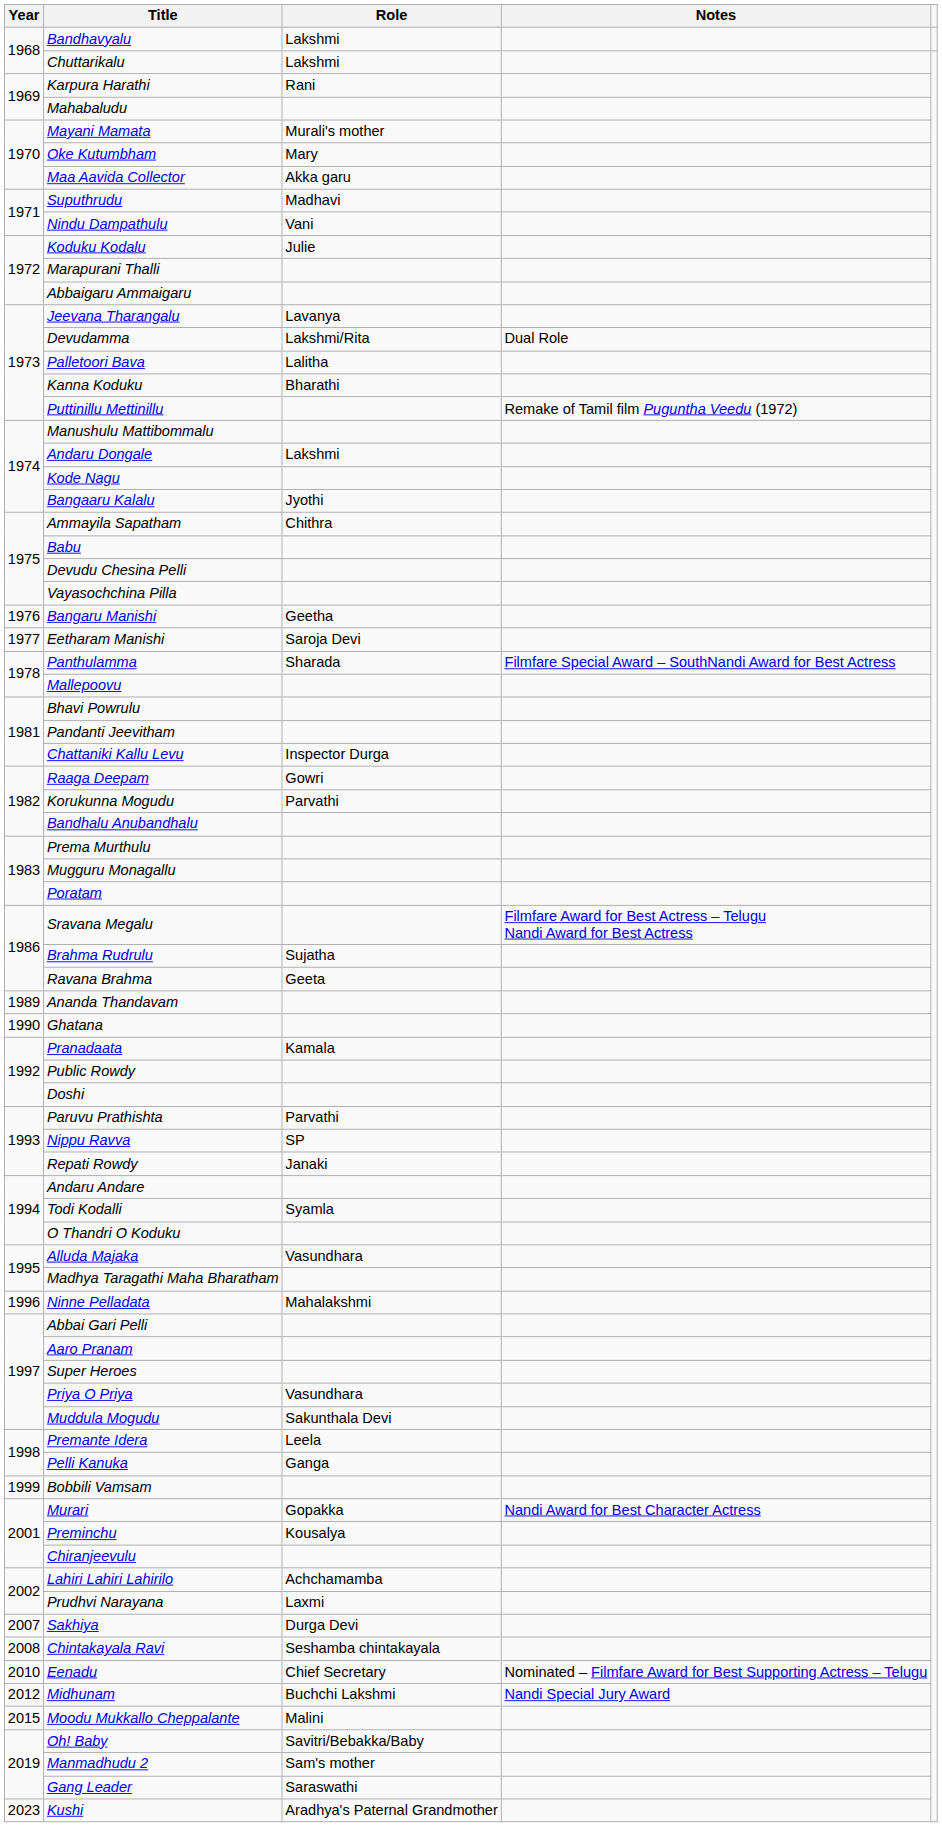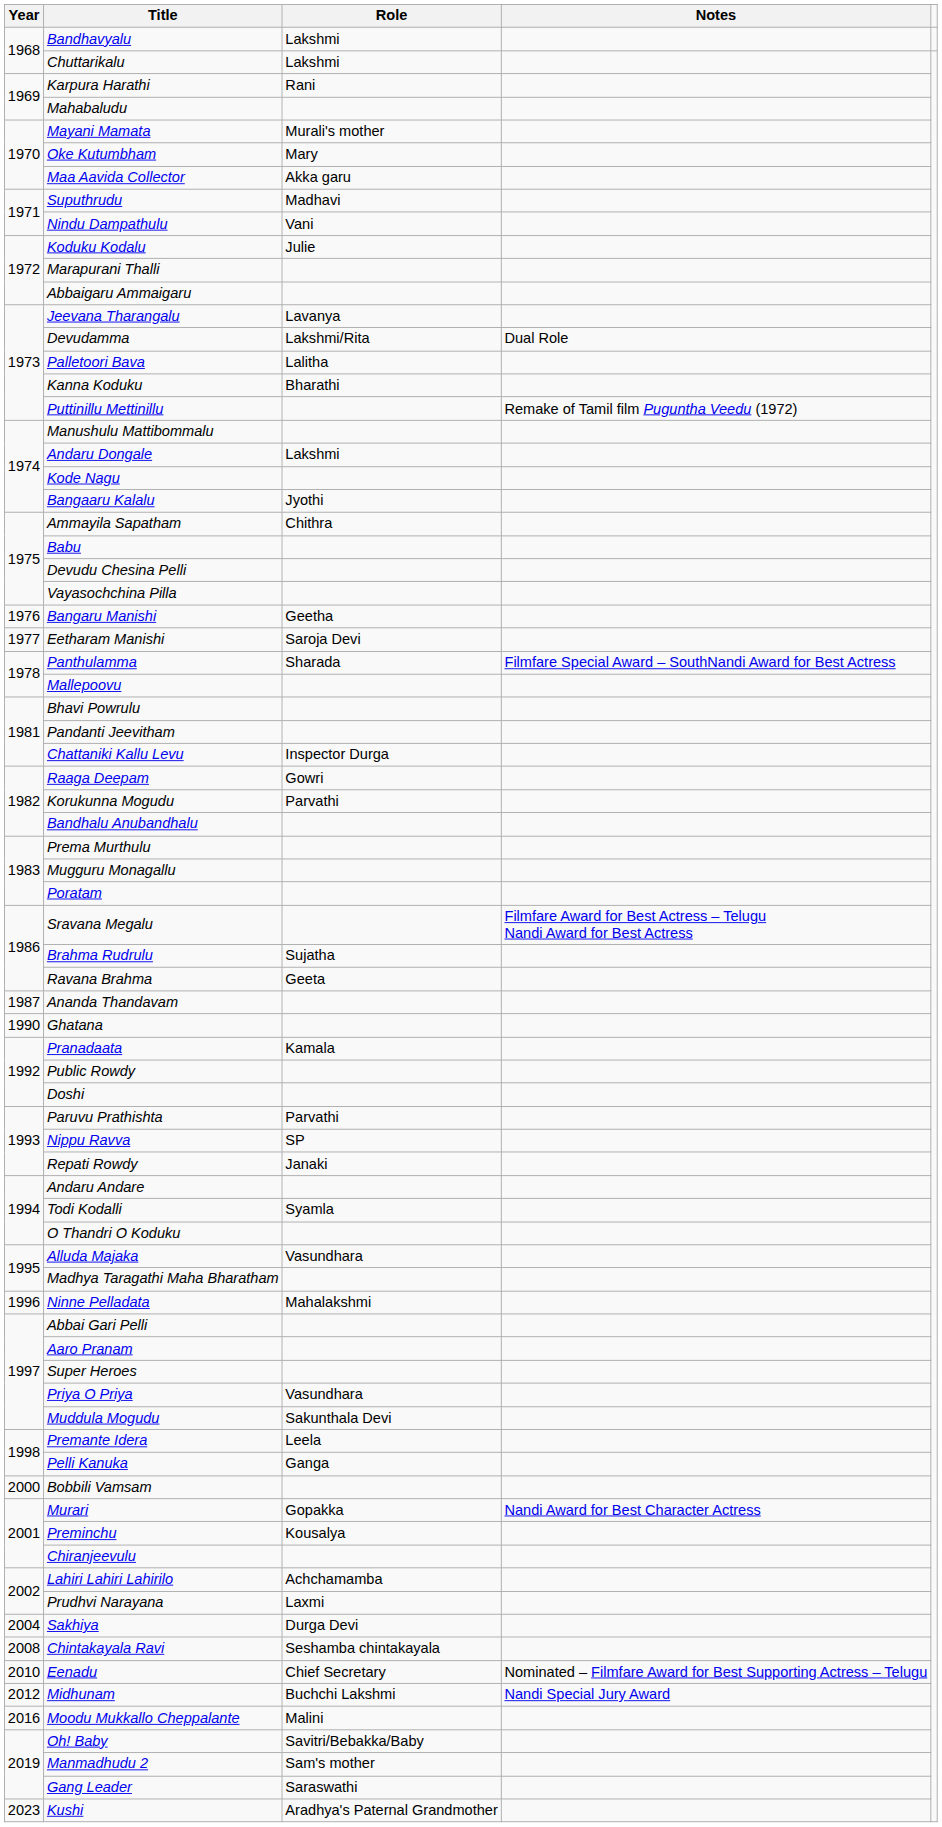(24, 1002) 1989 -> (24, 1002) 1987
(24, 1487) 1999 -> (24, 1487) 2000
(24, 1625) 2007 -> (24, 1625) 2004
(24, 1718) 2015 -> (24, 1718) 2016
